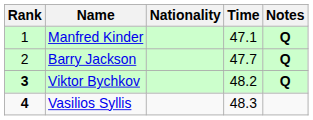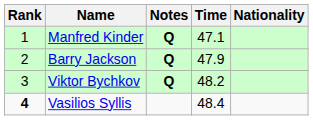columns swapped: (185, 15) <-> (285, 15)
(243, 59) 47.7 -> (211, 59) 47.9
(25, 81) bold -> (25, 81) normal
(243, 103) 48.3 -> (211, 103) 48.4
